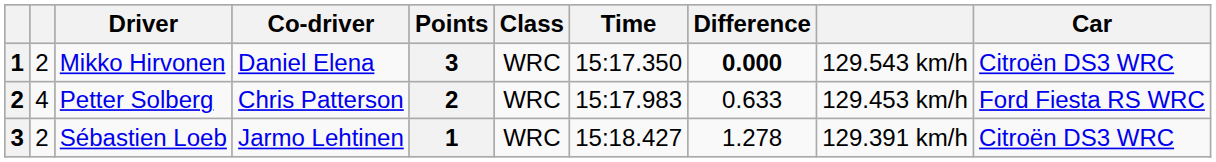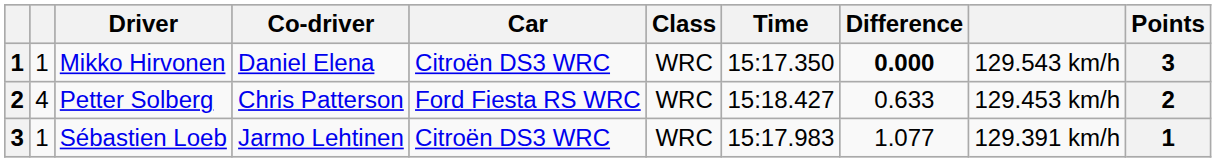columns swapped: (1092, 24) <-> (452, 24)
(42, 62) 2 -> (42, 62) 1
(629, 100) 15:17.983 -> (781, 100) 15:18.427
(42, 138) 2 -> (42, 138) 1
(629, 138) 15:18.427 -> (781, 138) 15:17.983
(752, 138) 1.278 -> (904, 138) 1.077
